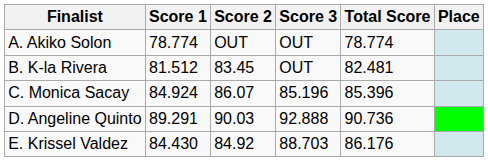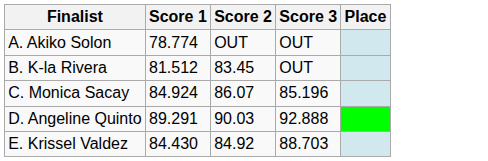- column: (388, 17)
